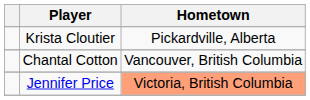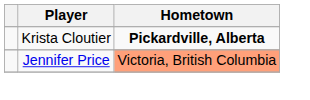(213, 38) normal -> (197, 38) bold
- row: (70, 60)
